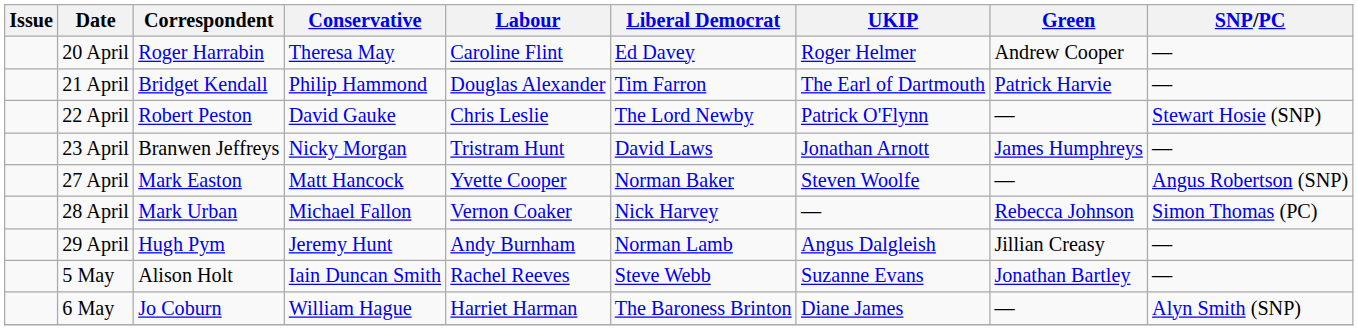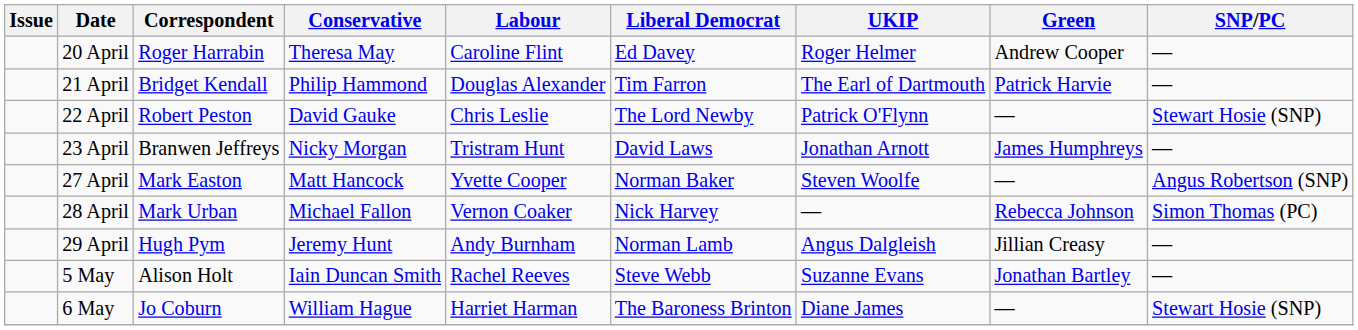(1227, 308) Alyn Smith (SNP) -> (1237, 308) Stewart Hosie (SNP)
